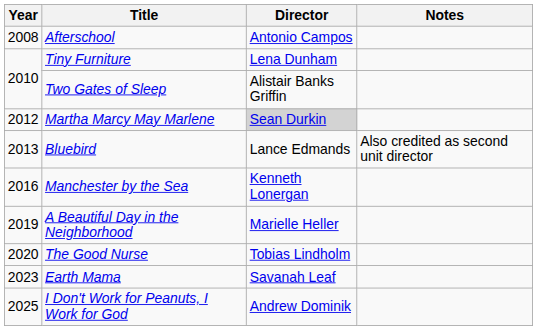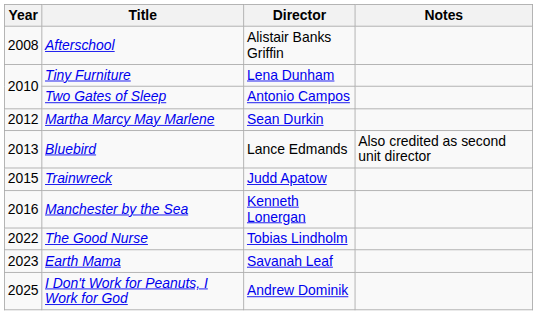(301, 37) Antonio Campos -> (289, 45) Alistair Banks Griffin
(292, 89) Alistair Banks Griffin -> (298, 97) Antonio Campos
(288, 119) lightgrey background -> (285, 119) no background
+ row: (79, 179)
- row: (112, 224)
(23, 254) 2020 -> (23, 239) 2022
